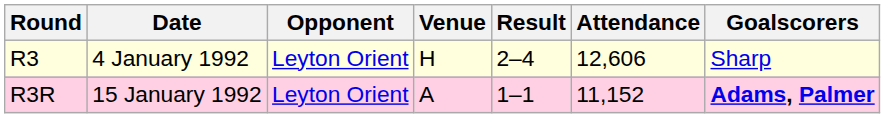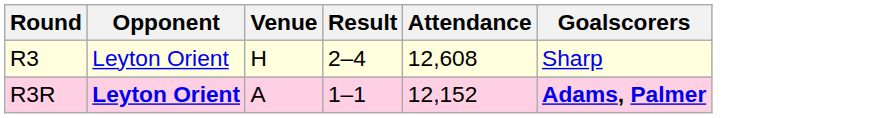- column: (177, 22)
(611, 58) 12,606 -> (443, 58) 12,608
(340, 94) normal -> (166, 94) bold
(610, 94) 11,152 -> (443, 94) 12,152
